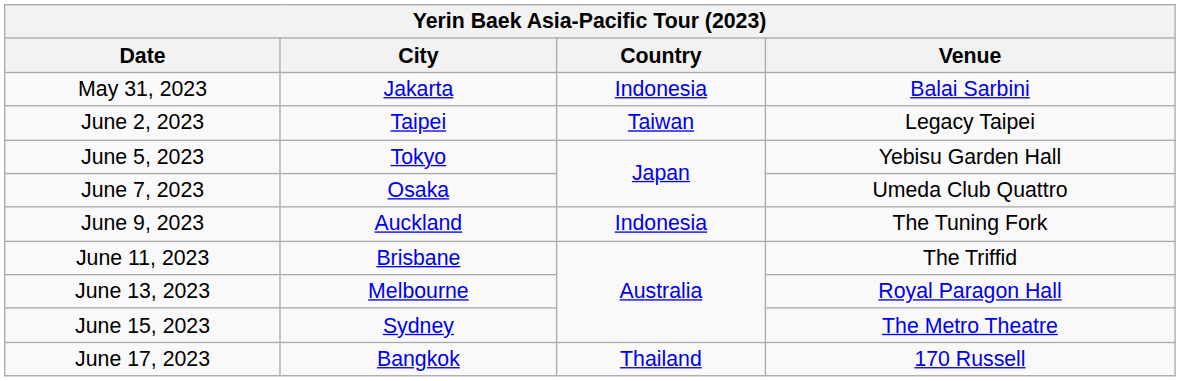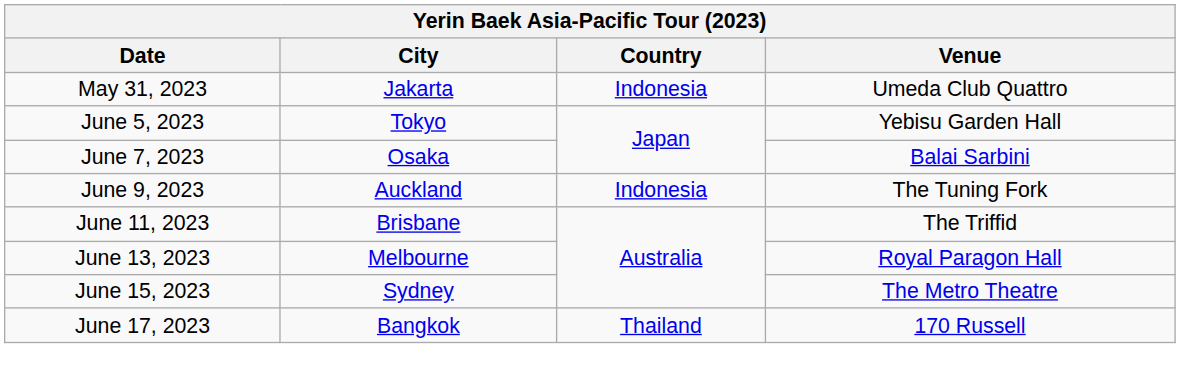(970, 88) Balai Sarbini -> (970, 88) Umeda Club Quattro
- row: (143, 122)
(970, 190) Umeda Club Quattro -> (970, 156) Balai Sarbini
